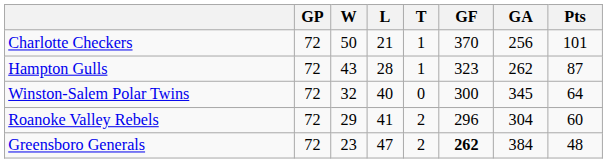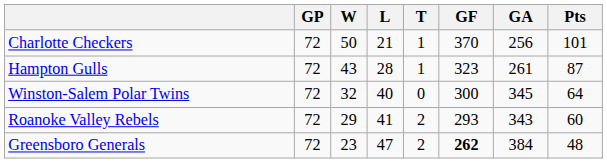(521, 68) 262 -> (521, 68) 261
(466, 119) 296 -> (466, 119) 293
(521, 119) 304 -> (521, 119) 343
